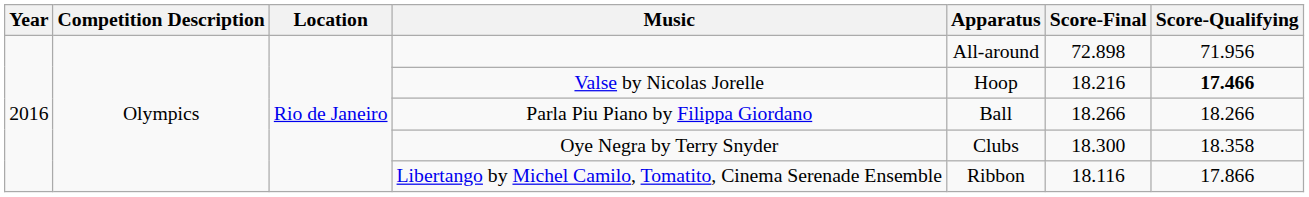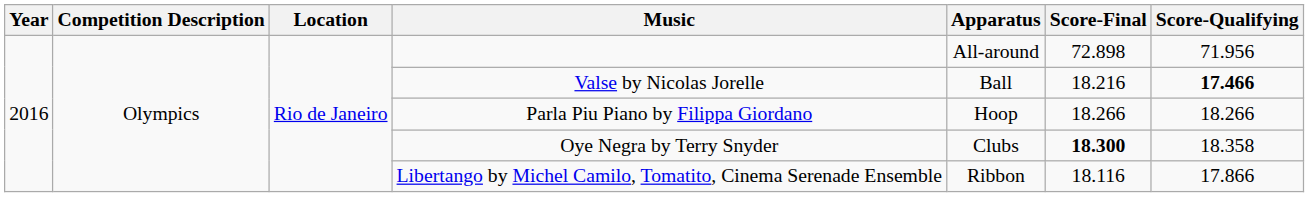(996, 82) Hoop -> (996, 82) Ball
(996, 113) Ball -> (996, 113) Hoop
(1098, 144) normal -> (1098, 144) bold
